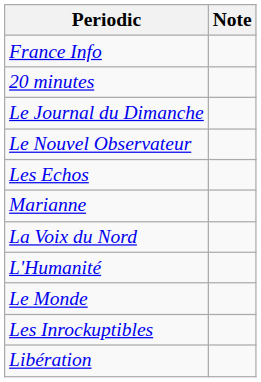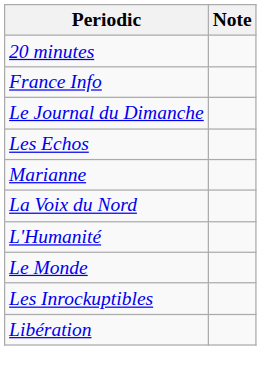rows swapped: (52, 81) <-> (55, 50)
- row: (100, 143)
